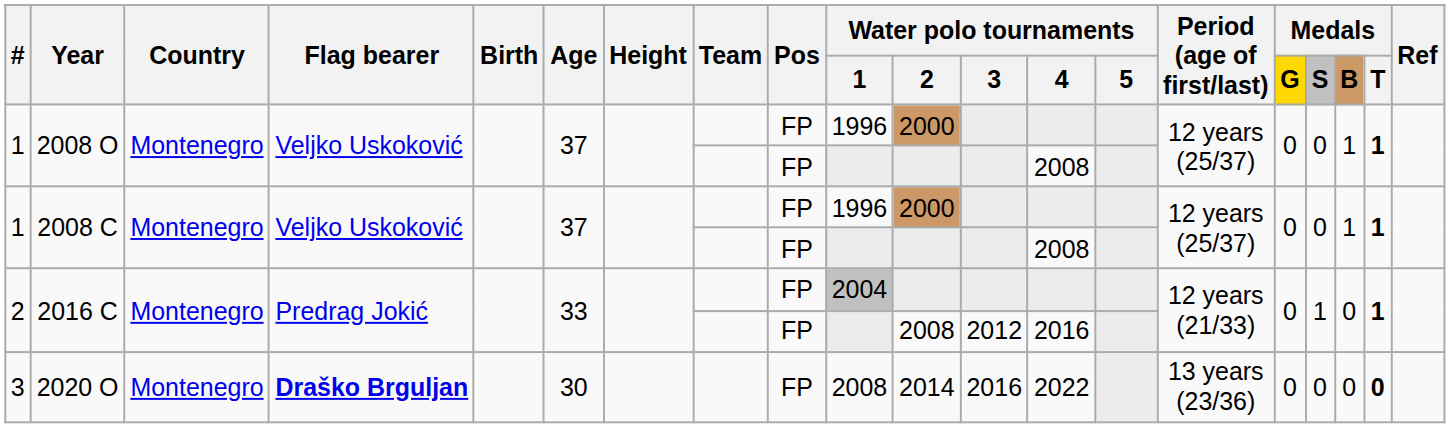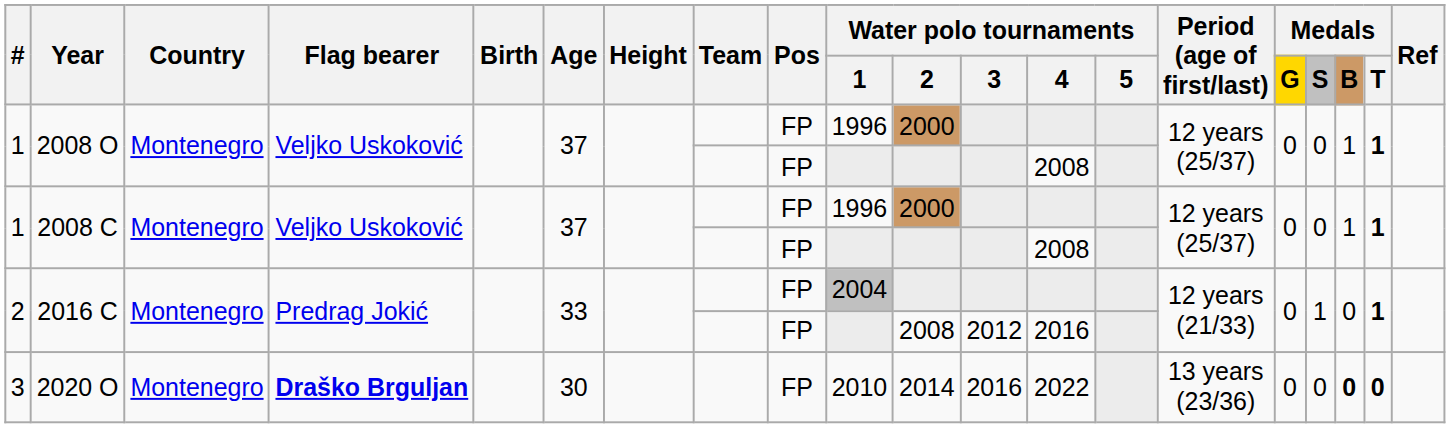(859, 386) 2008 -> (859, 386) 2010
(1349, 386) normal -> (1349, 386) bold
